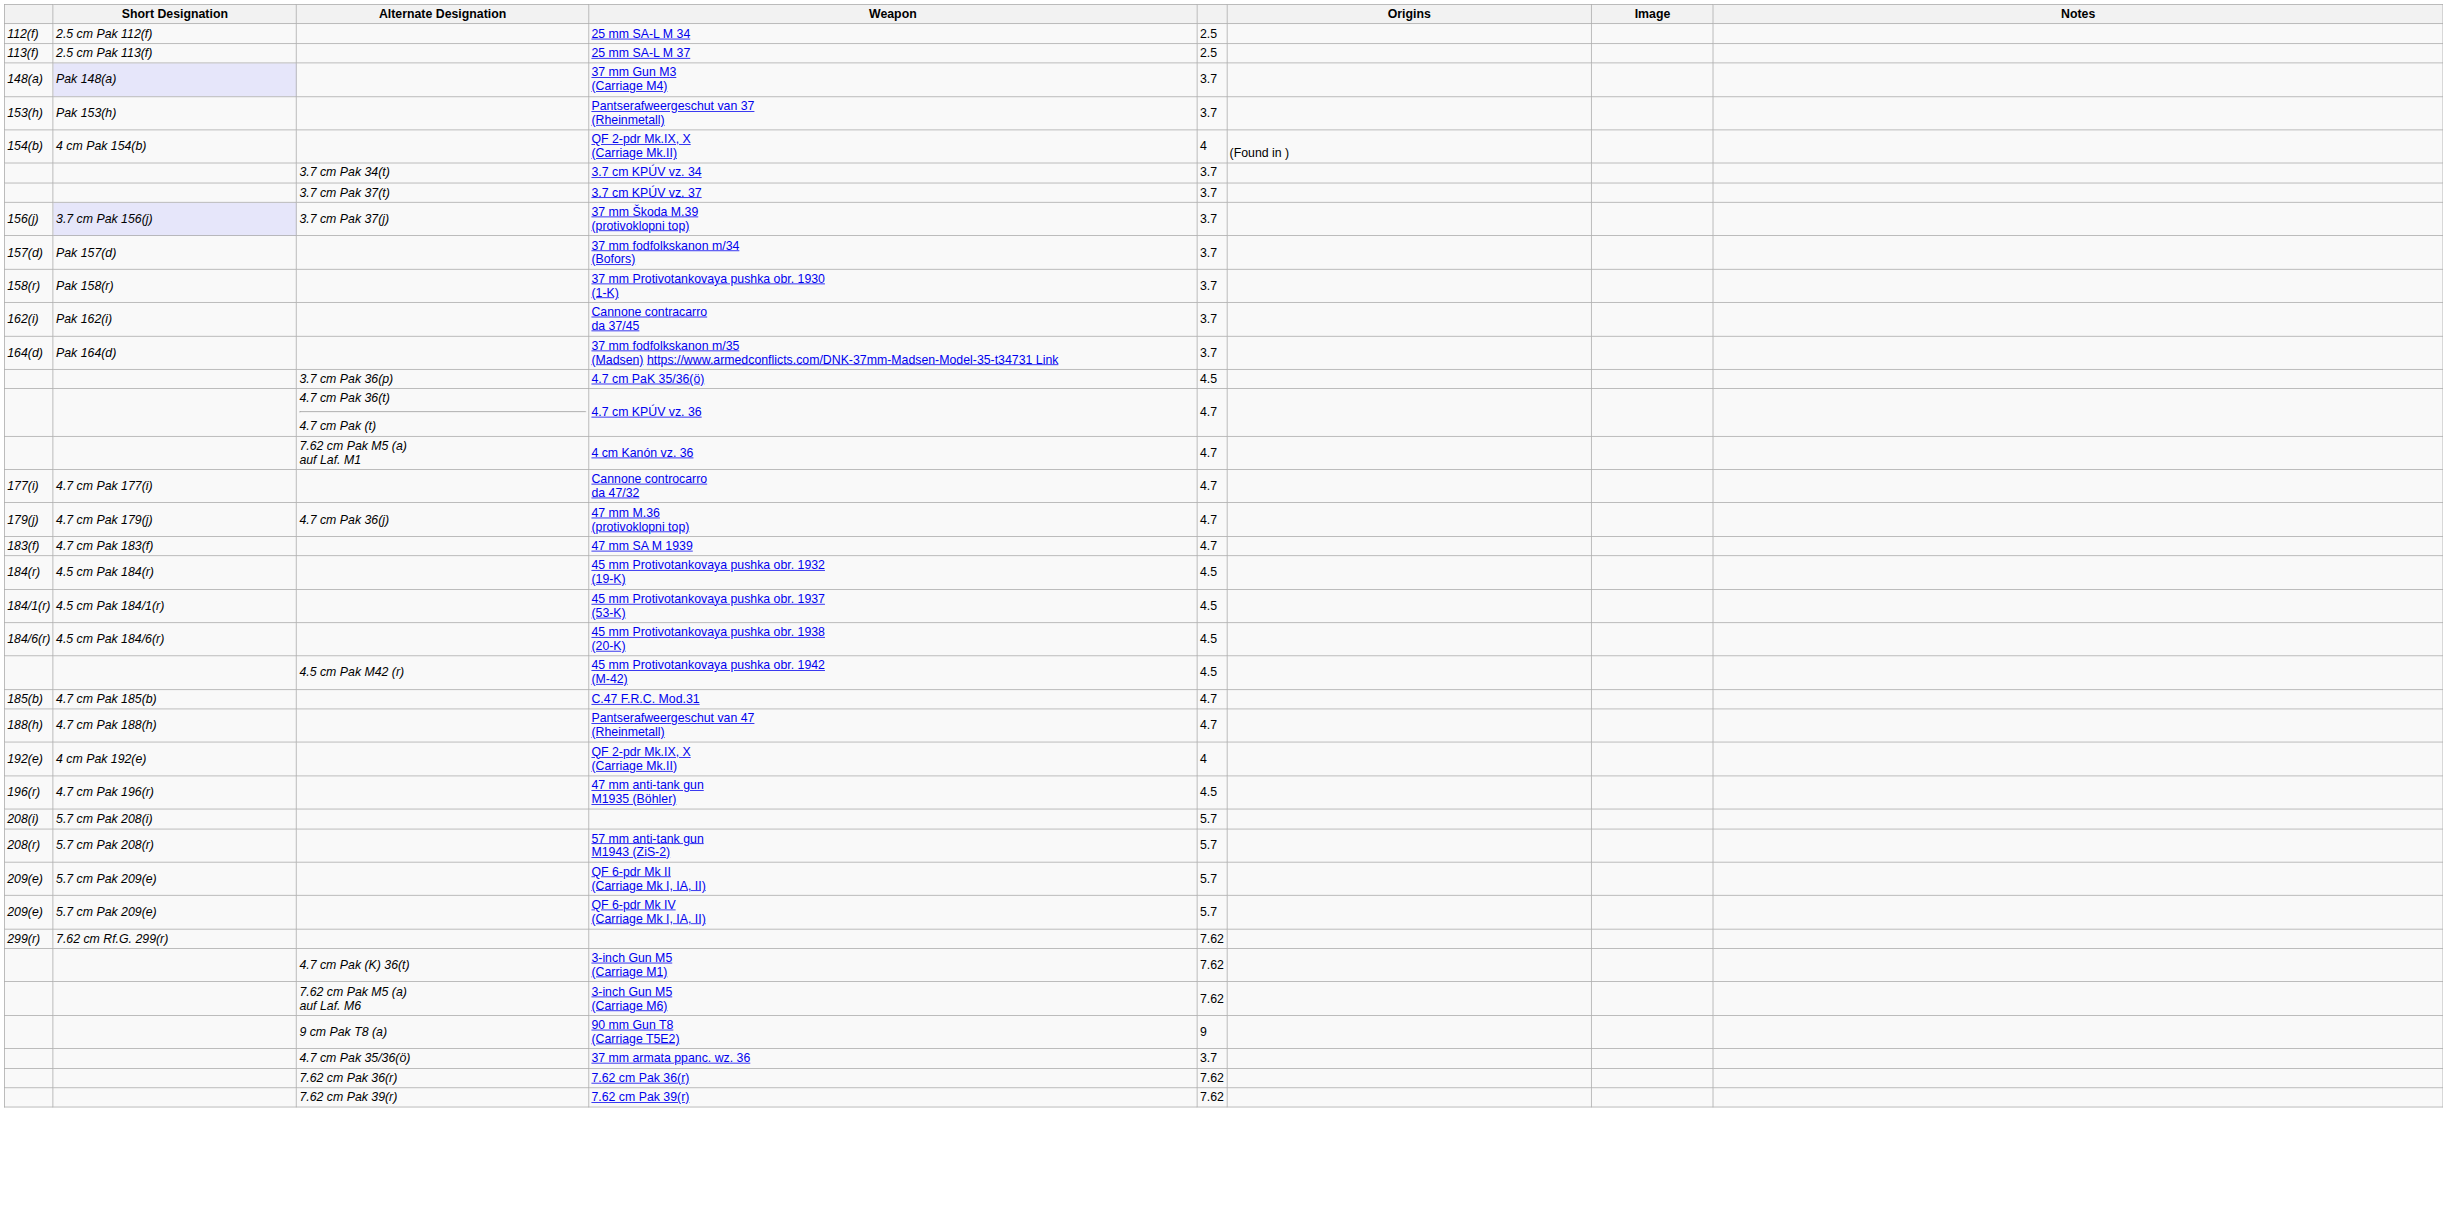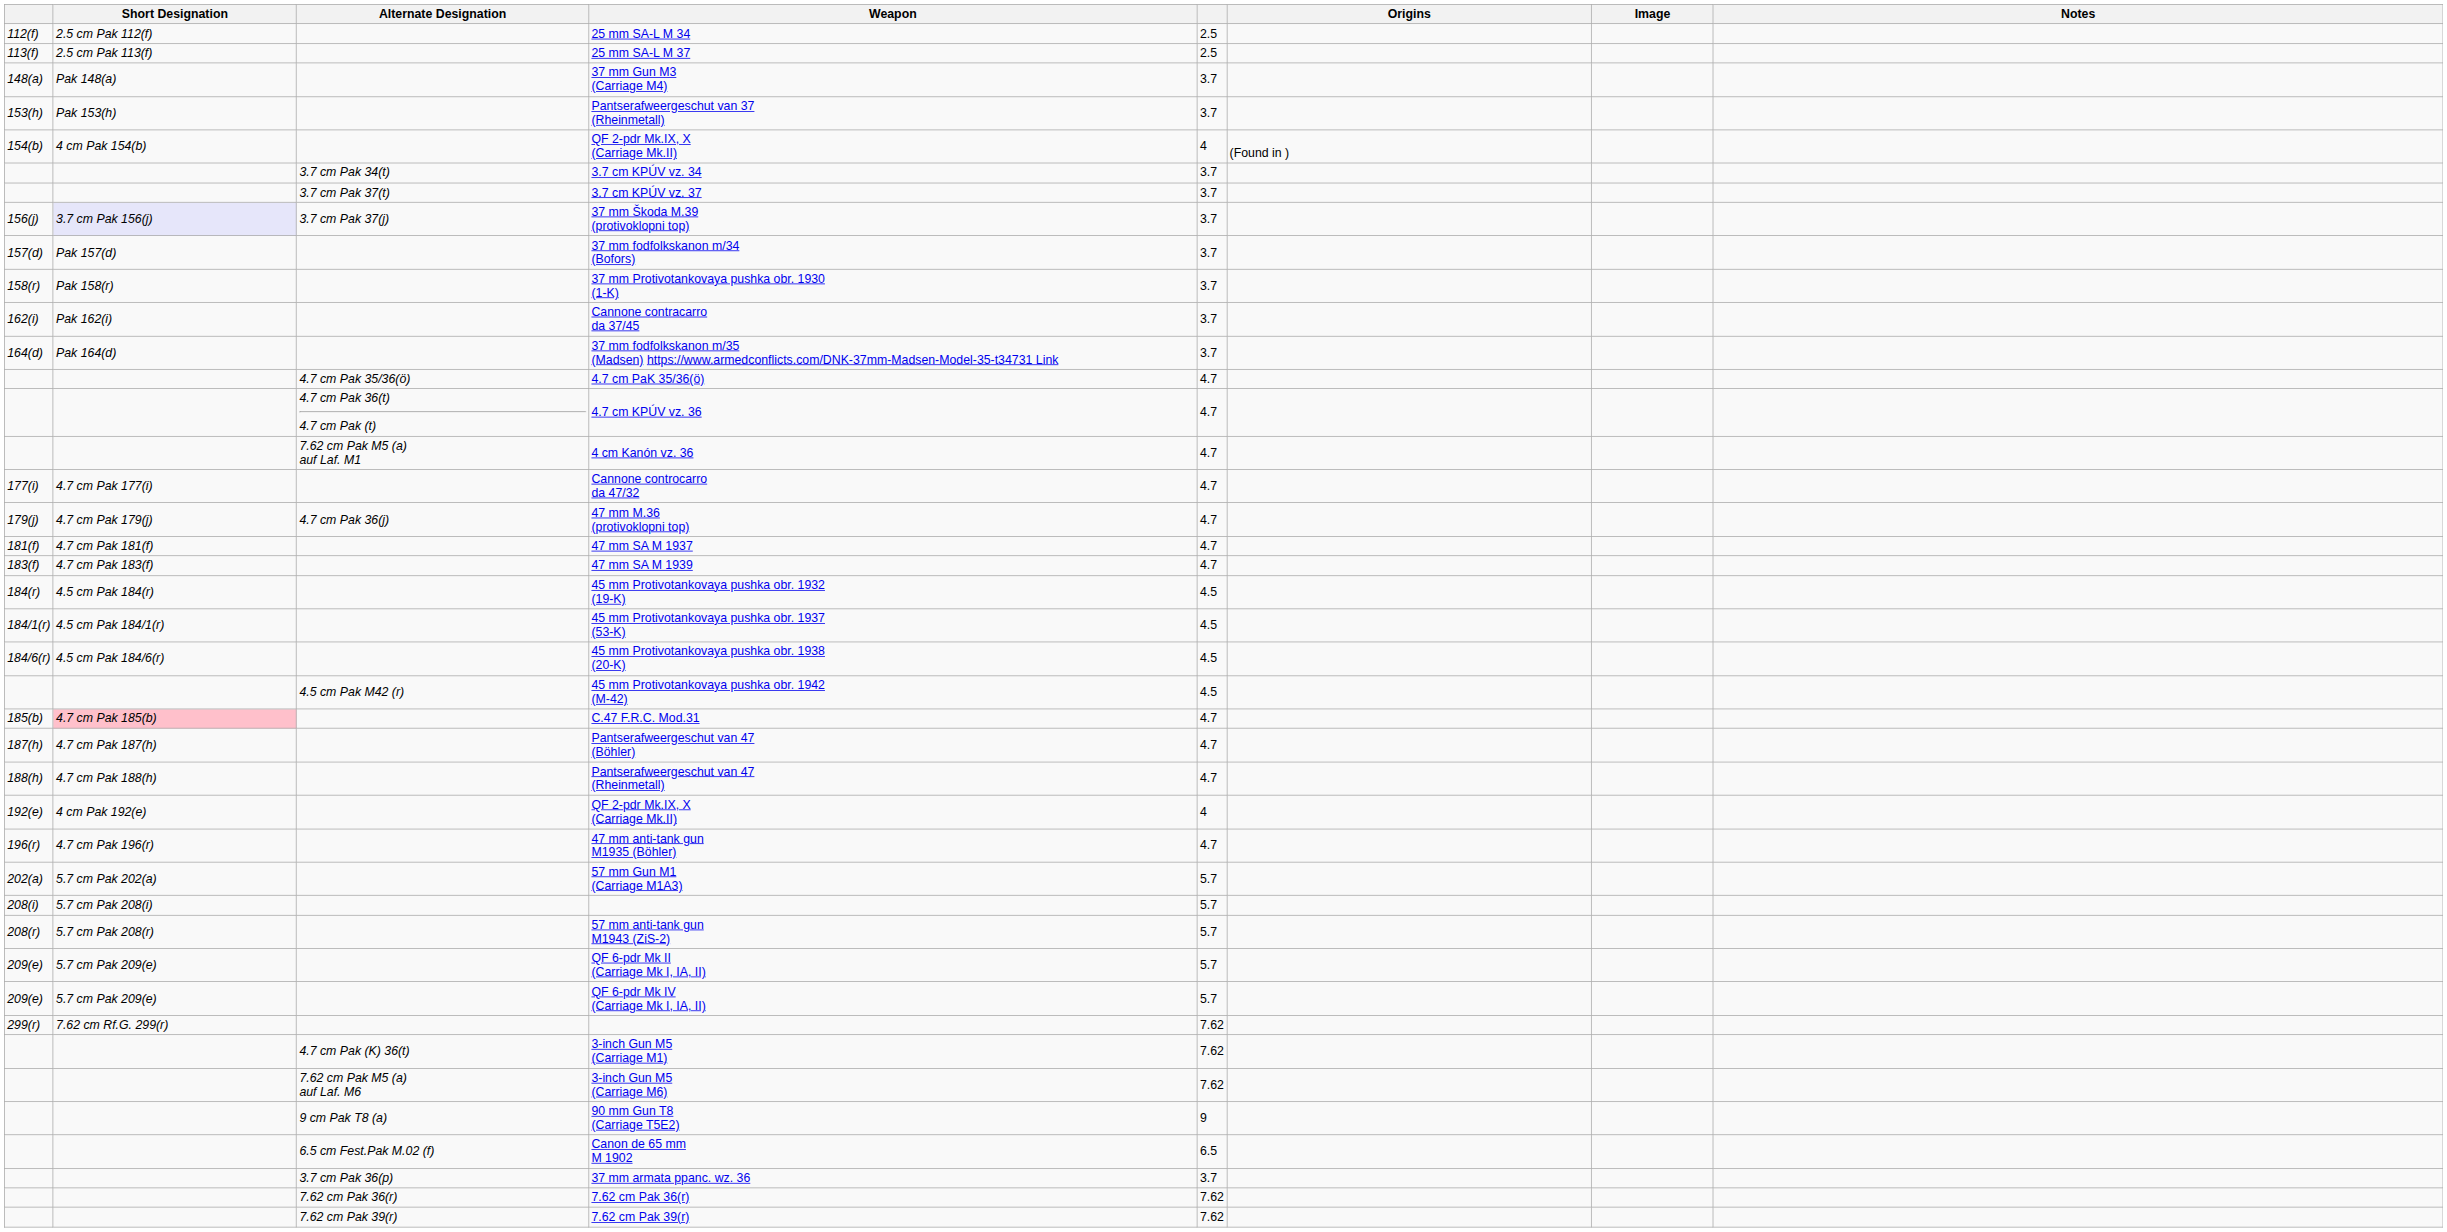(86, 79) lavender background -> (86, 79) no background
(346, 379) 3.7 cm Pak 36(p) -> (355, 379) 4.7 cm Pak 35/36(ö)
(1209, 379) 4.5 -> (1209, 379) 4.7
+ row: (23, 546)
(106, 699) no background -> (106, 718) pink background
+ row: (25, 745)
(1209, 792) 4.5 -> (1209, 845) 4.7
+ row: (25, 878)
+ row: (29, 1152)
(355, 1058) 4.7 cm Pak 35/36(ö) -> (346, 1178) 3.7 cm Pak 36(p)
